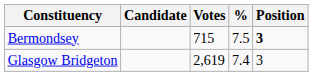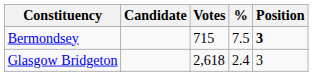(209, 60) 2,619 -> (209, 60) 2,618
(241, 60) 7.4 -> (241, 60) 2.4
